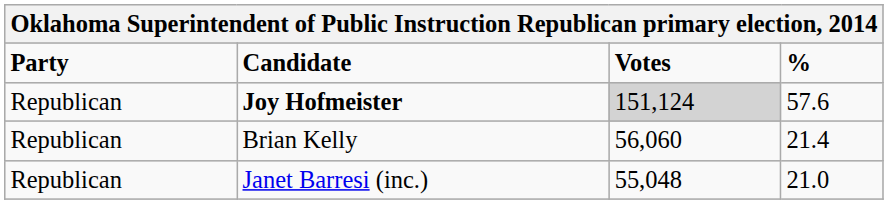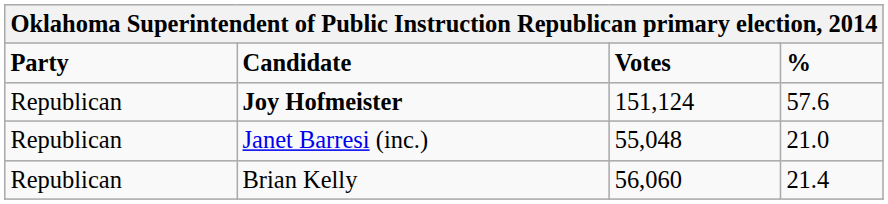(654, 101) lightgrey background -> (654, 101) no background
rows swapped: (300, 140) <-> (335, 179)
